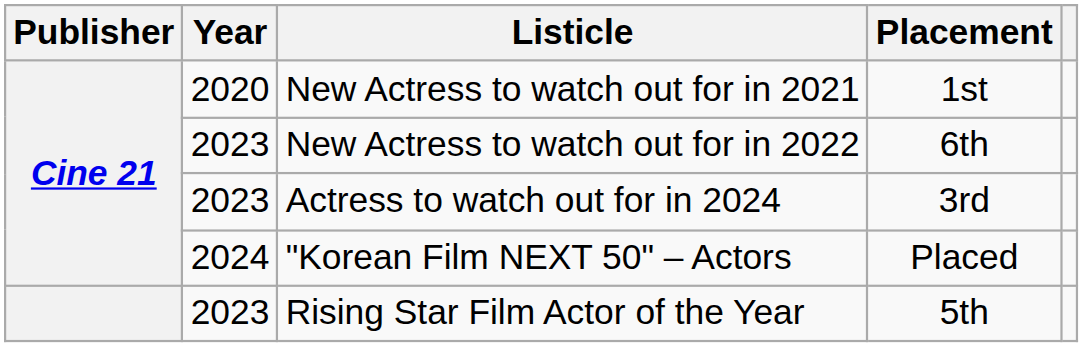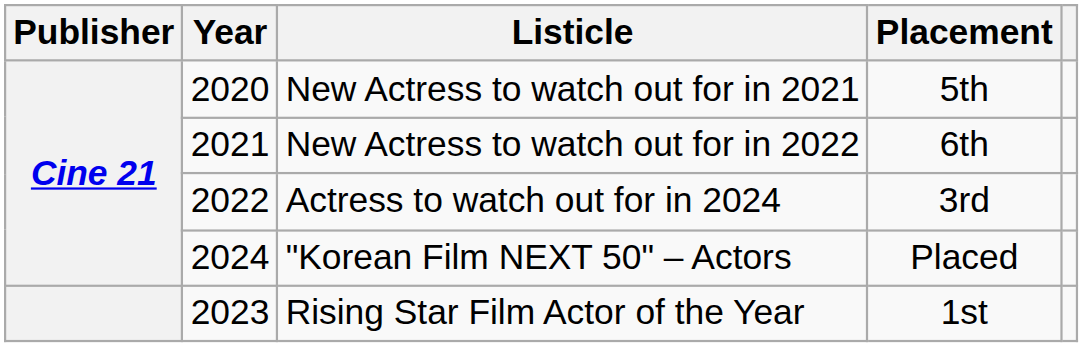(964, 88) 1st -> (964, 88) 5th
(230, 144) 2023 -> (230, 144) 2021
(230, 200) 2023 -> (230, 200) 2022
(964, 312) 5th -> (964, 312) 1st
